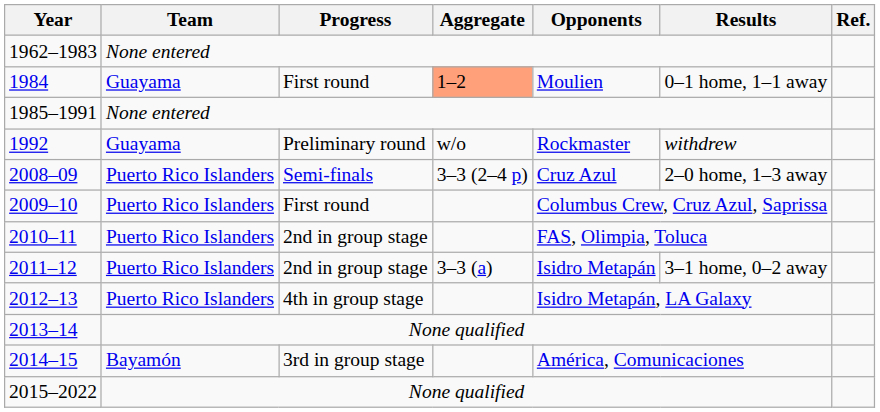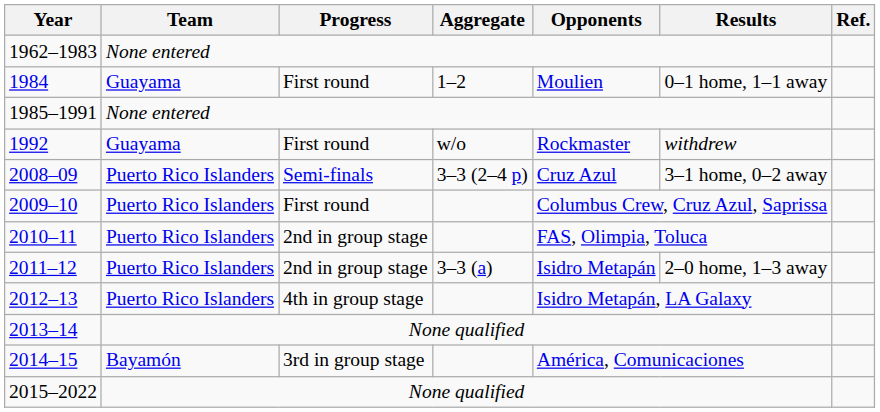(451, 81) lightsalmon background -> (451, 81) no background
(354, 143) Preliminary round -> (326, 143) First round
(746, 174) 2–0 home, 1–3 away -> (746, 174) 3–1 home, 0–2 away
(746, 267) 3–1 home, 0–2 away -> (746, 267) 2–0 home, 1–3 away
